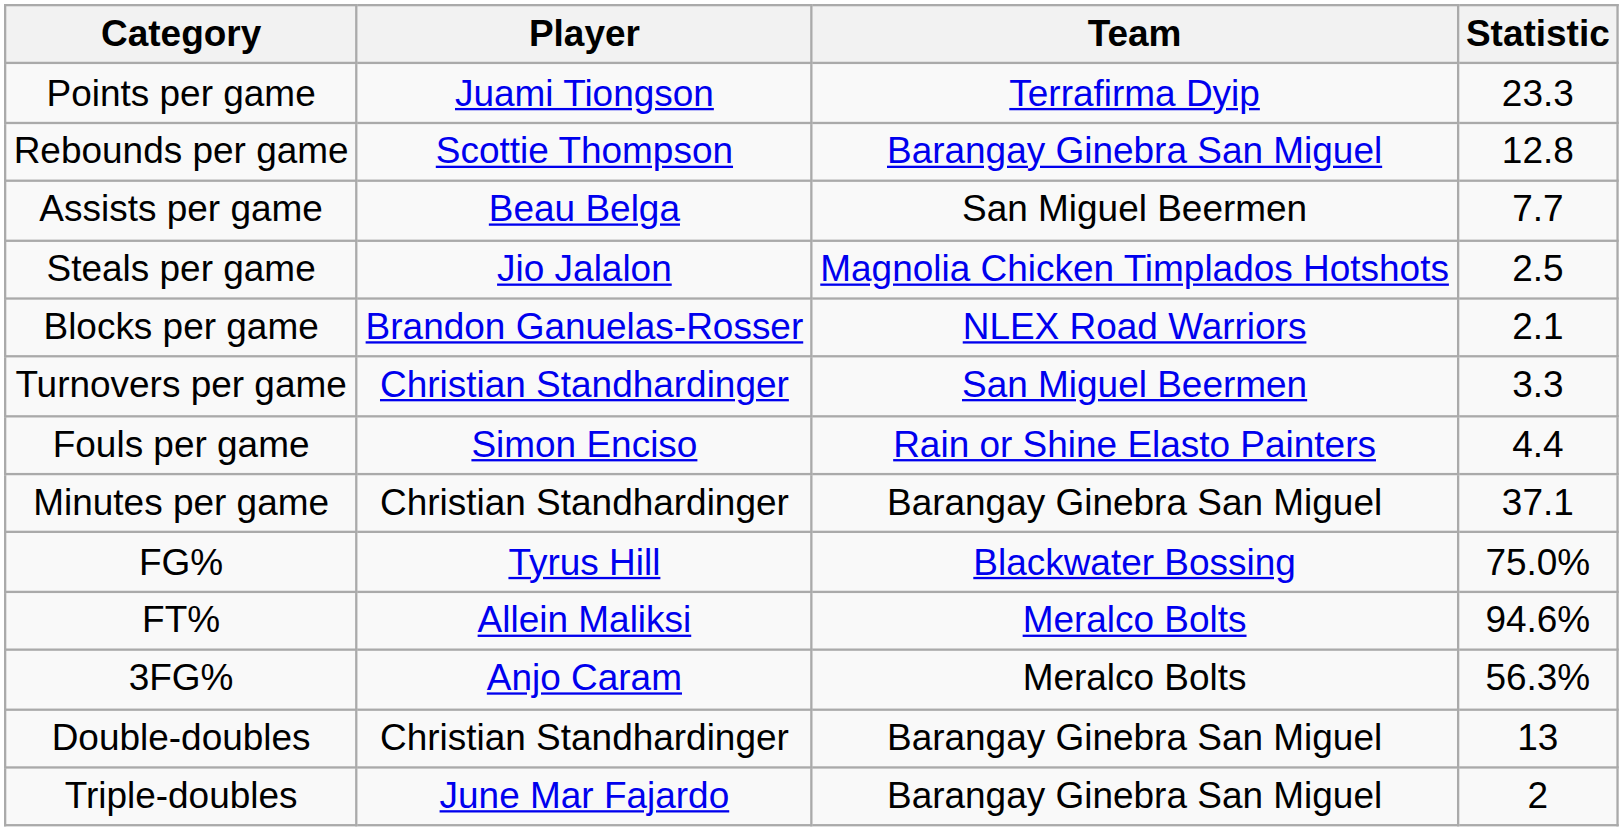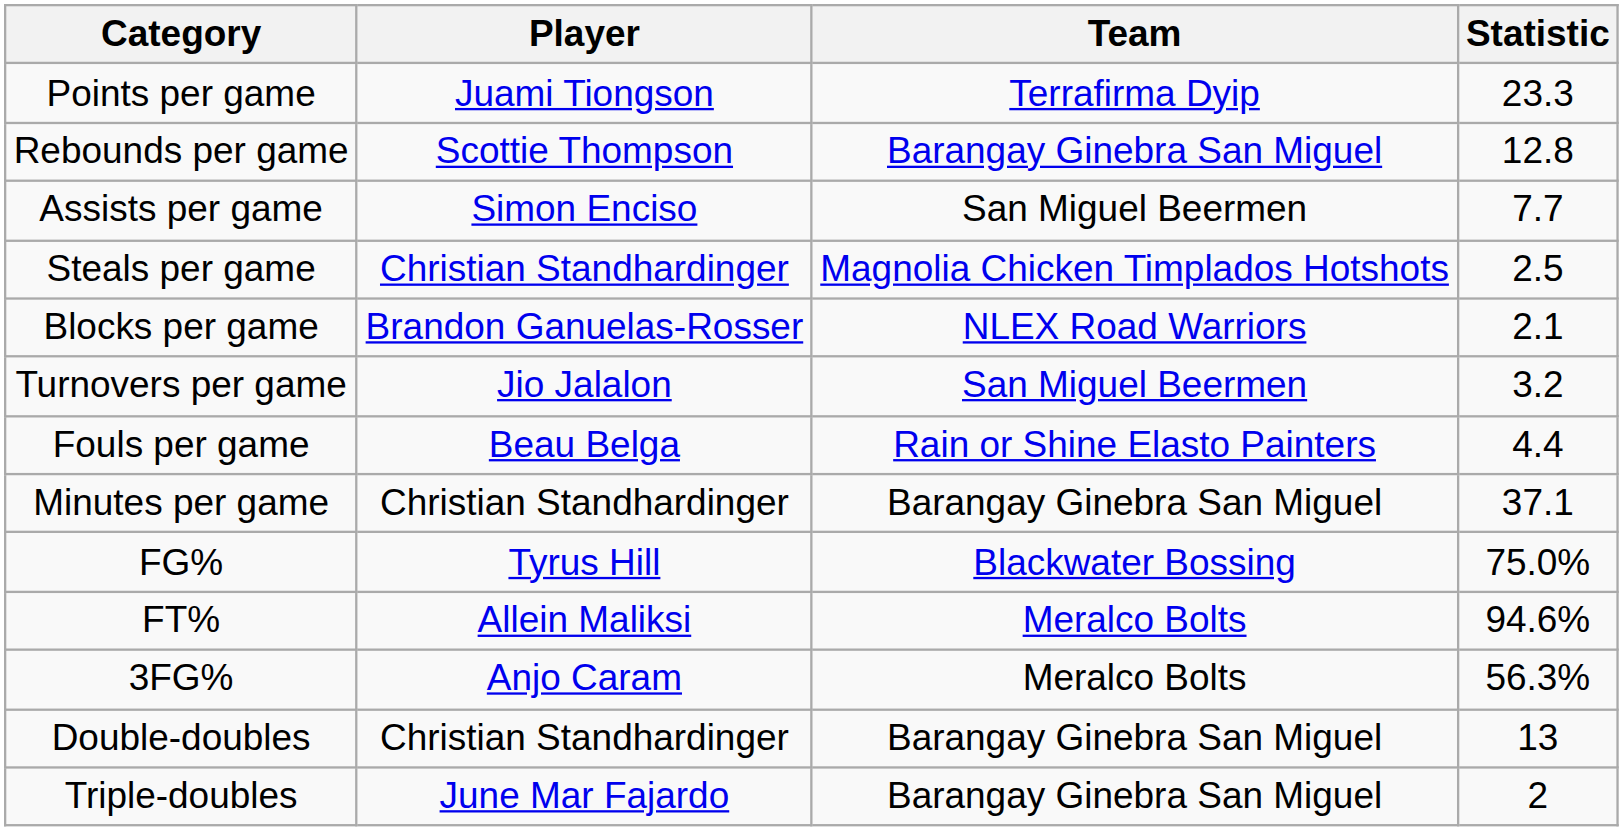(584, 209) Beau Belga -> (584, 209) Simon Enciso
(584, 268) Jio Jalalon -> (584, 268) Christian Standhardinger
(584, 385) Christian Standhardinger -> (584, 385) Jio Jalalon
(1538, 385) 3.3 -> (1538, 385) 3.2
(584, 444) Simon Enciso -> (584, 444) Beau Belga
